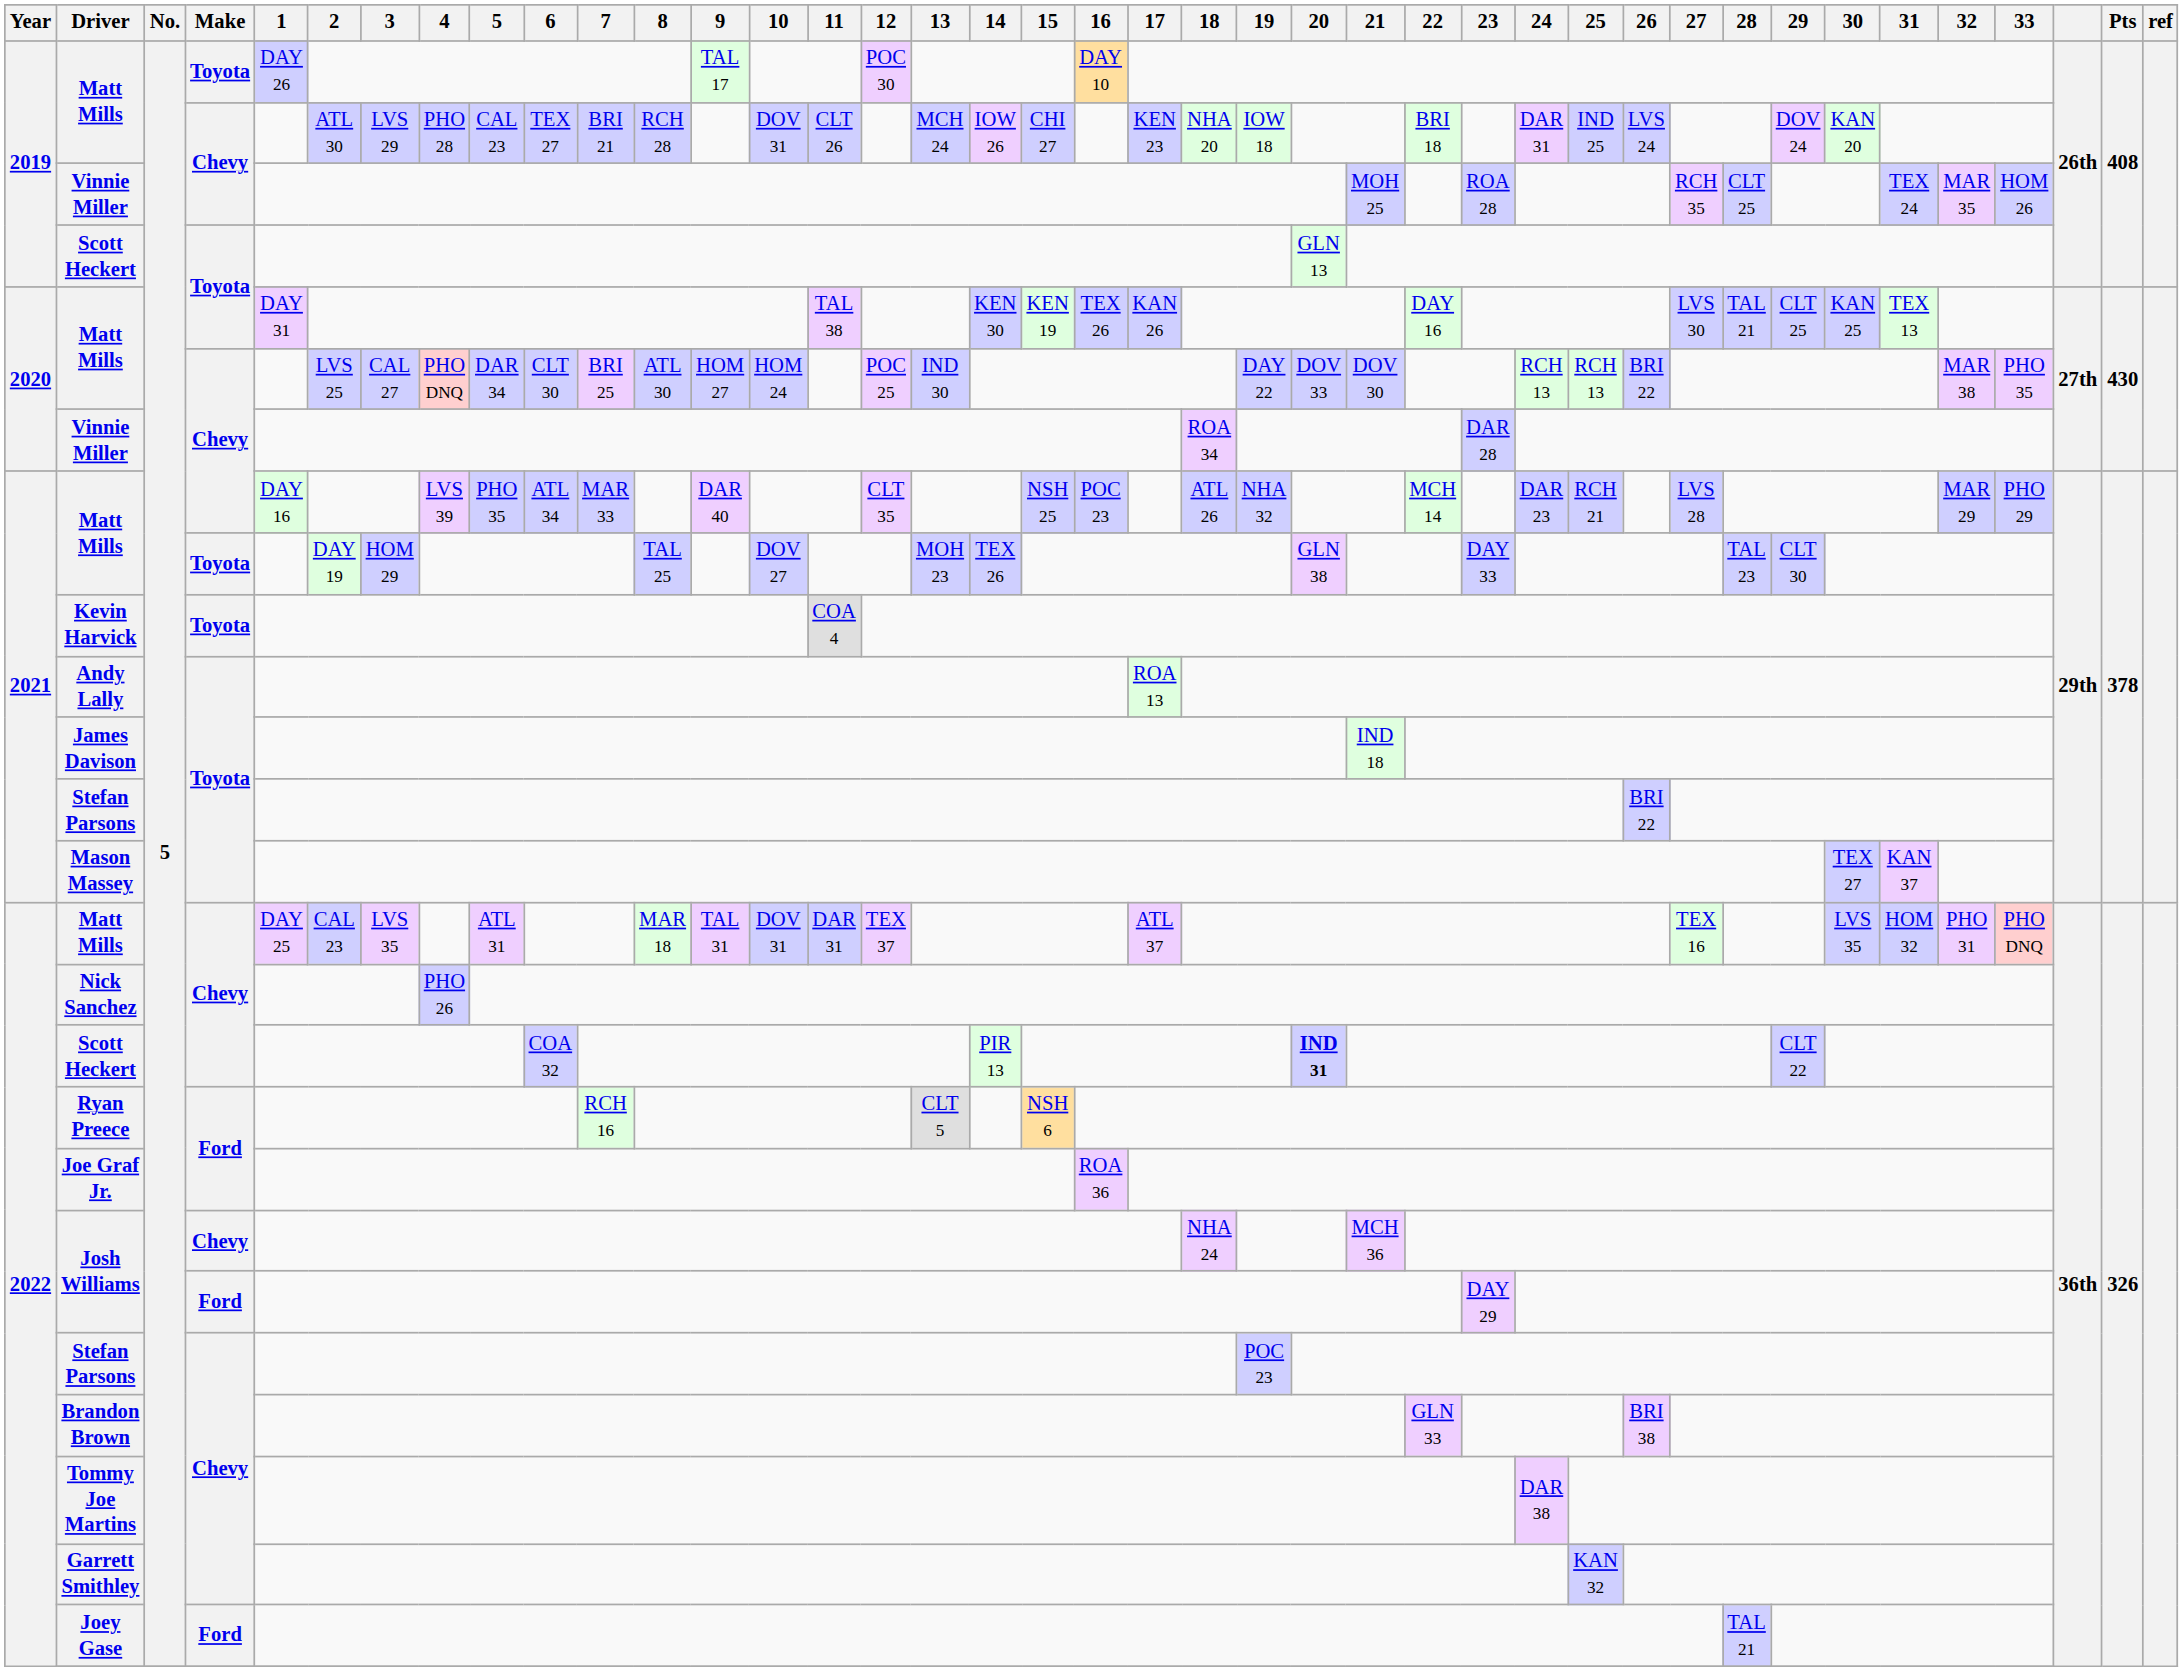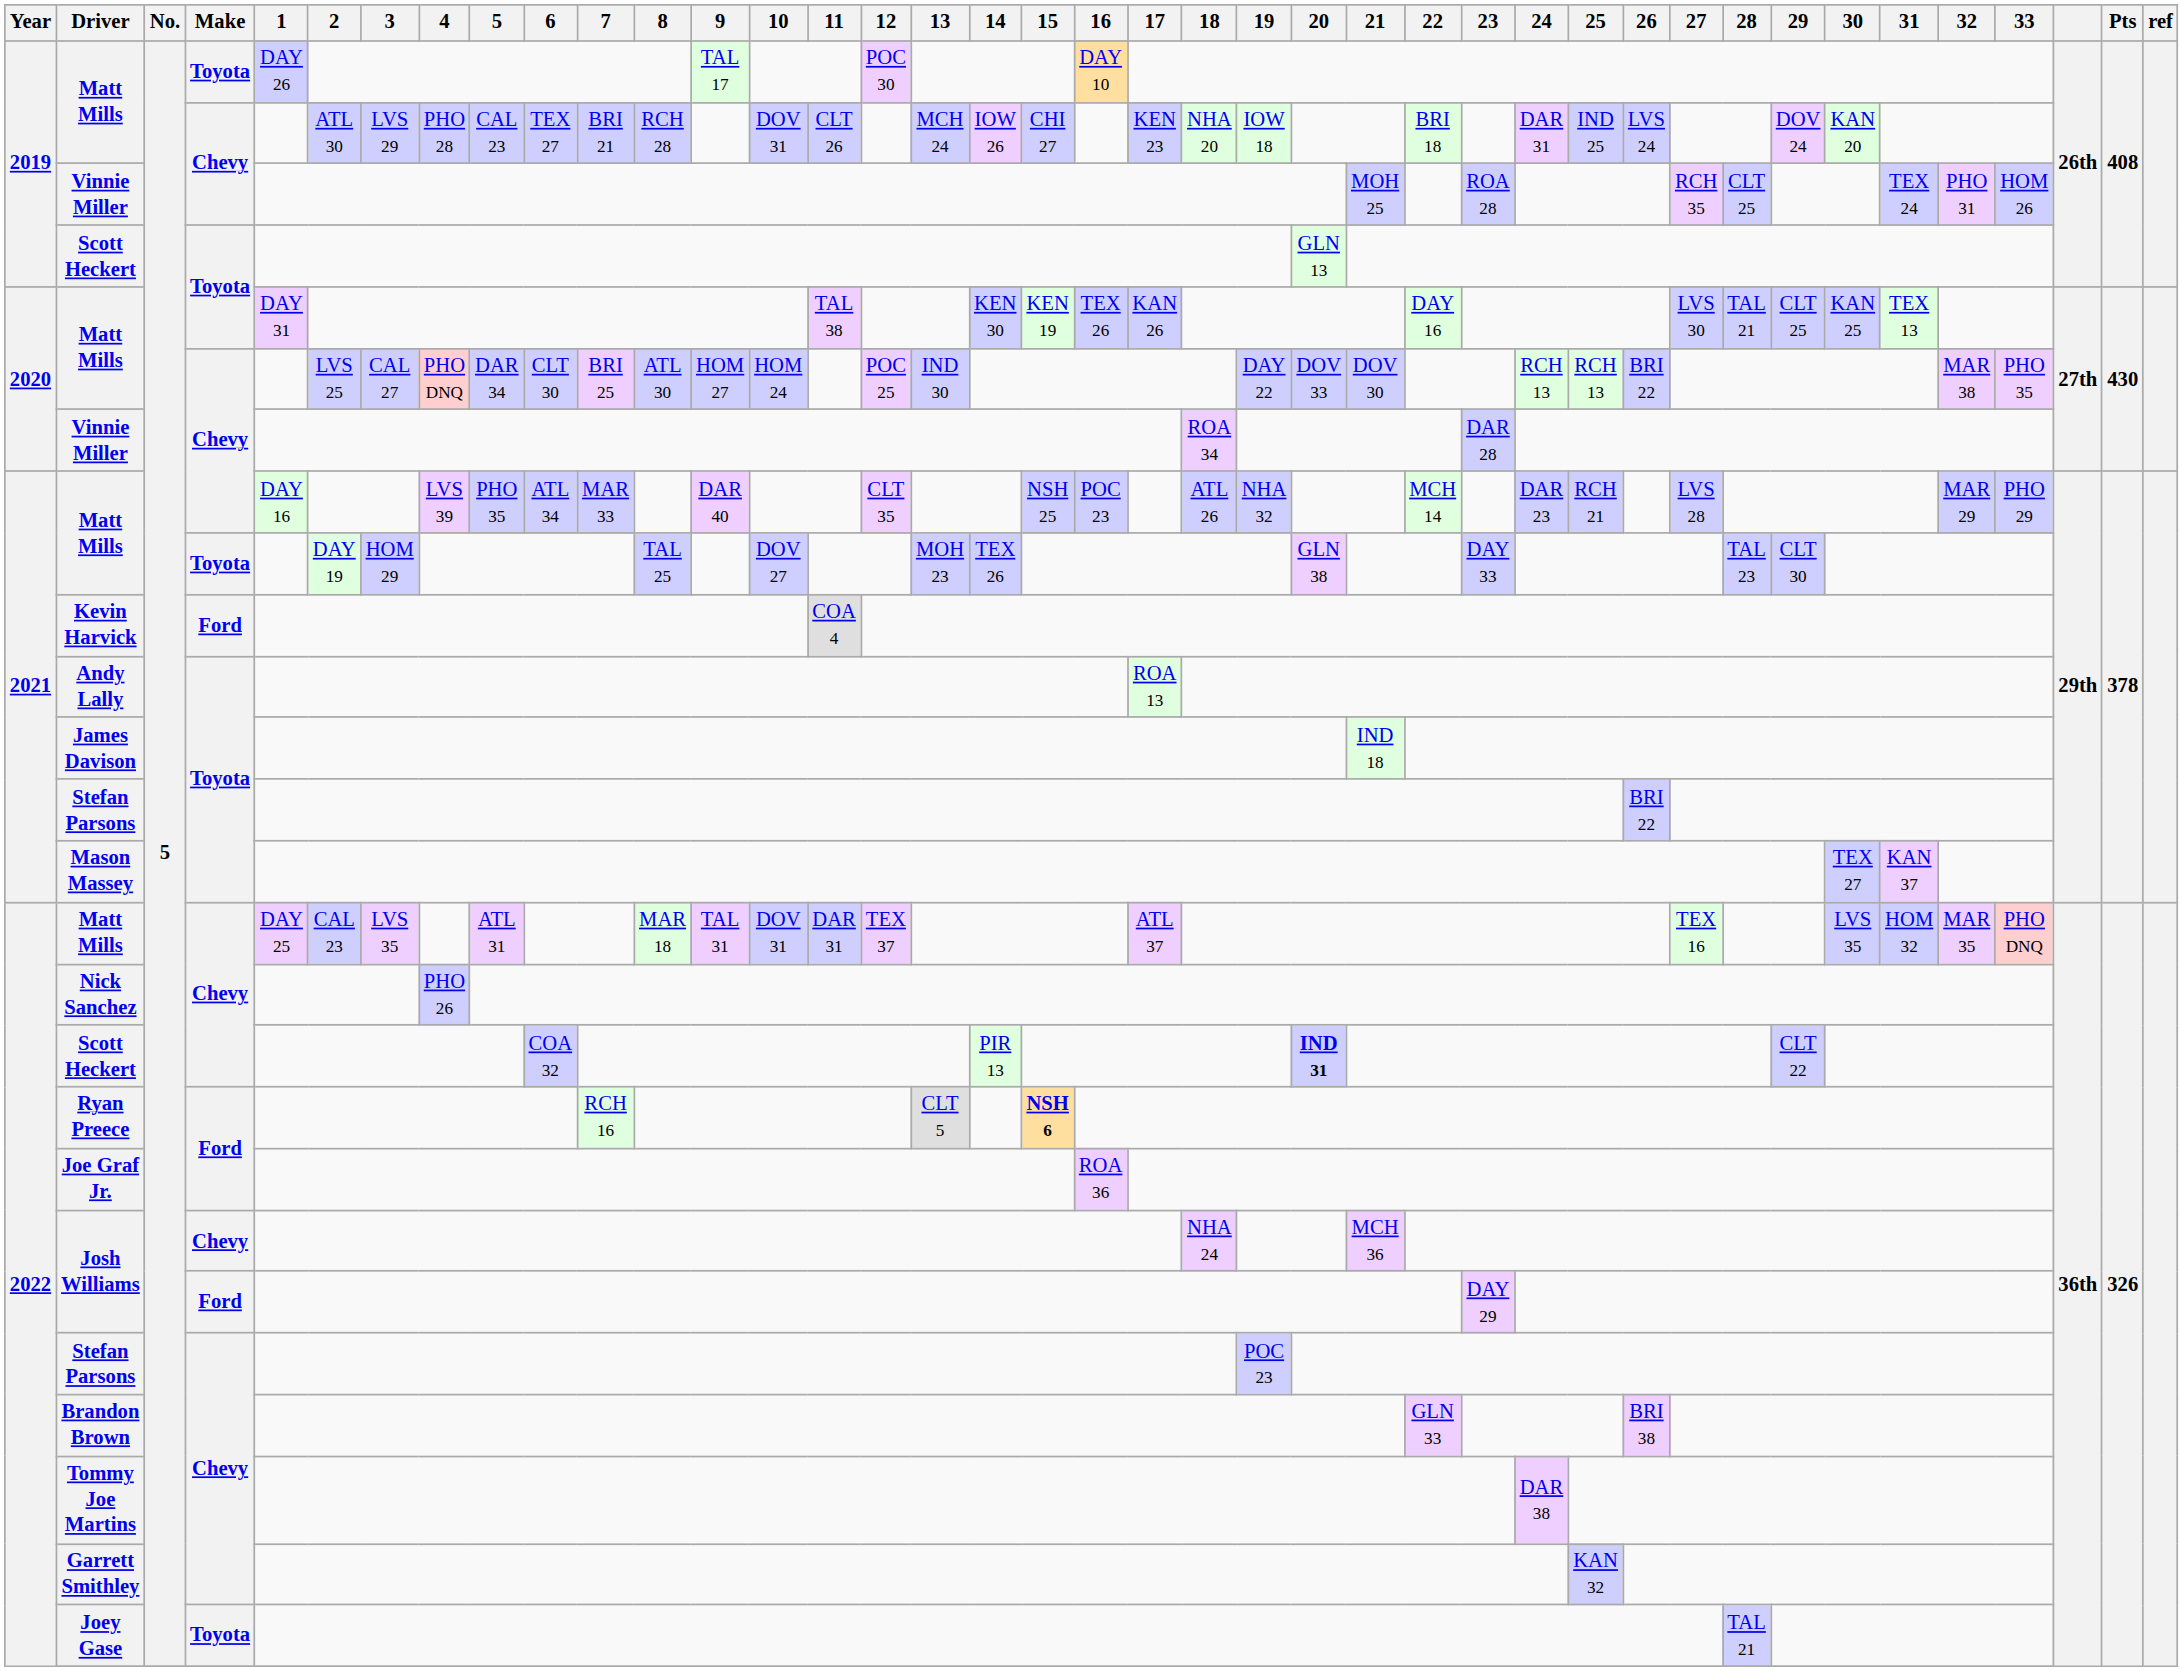(1967, 193) MAR 35 -> (1967, 193) PHO 31
(220, 624) Toyota -> (220, 624) Ford
(1967, 931) PHO 31 -> (1967, 931) MAR 35
(1048, 1116) normal -> (1048, 1117) bold
(220, 1635) Ford -> (220, 1635) Toyota
